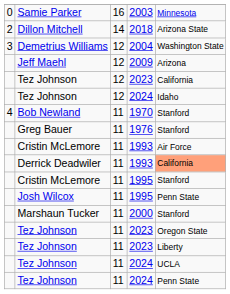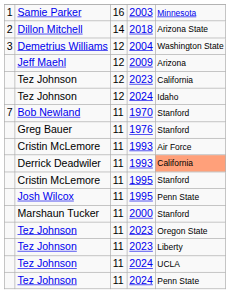(10, 12) 0 -> (10, 12) 1
(10, 113) 4 -> (10, 113) 7
